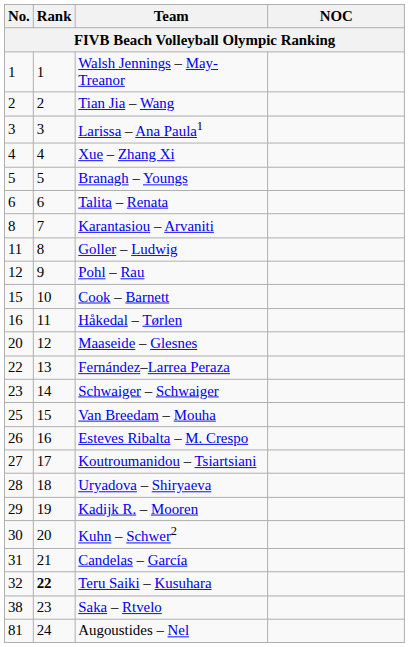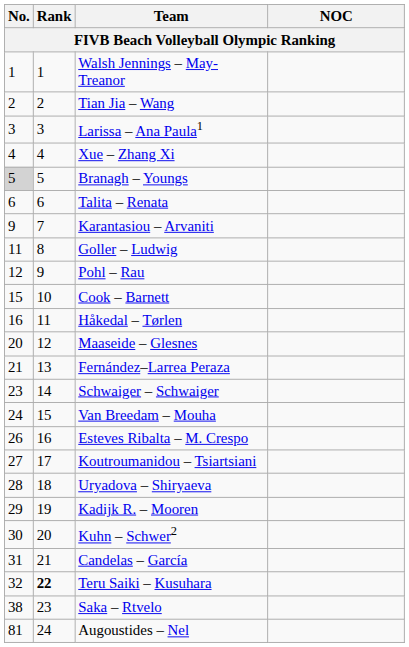(12, 178) no background -> (12, 178) lightgrey background
(12, 225) 8 -> (12, 225) 9
(15, 367) 22 -> (15, 367) 21
(15, 414) 25 -> (15, 414) 24
